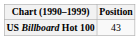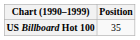(116, 27) 43 -> (116, 27) 35
